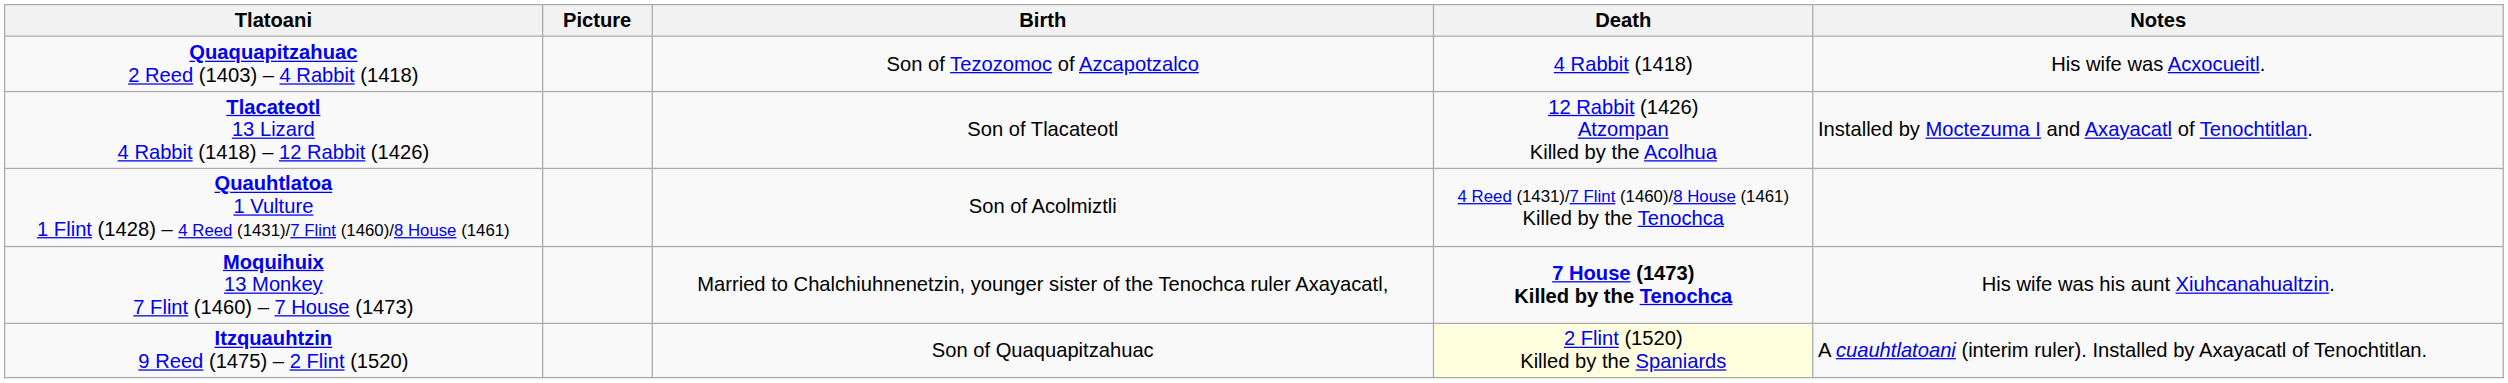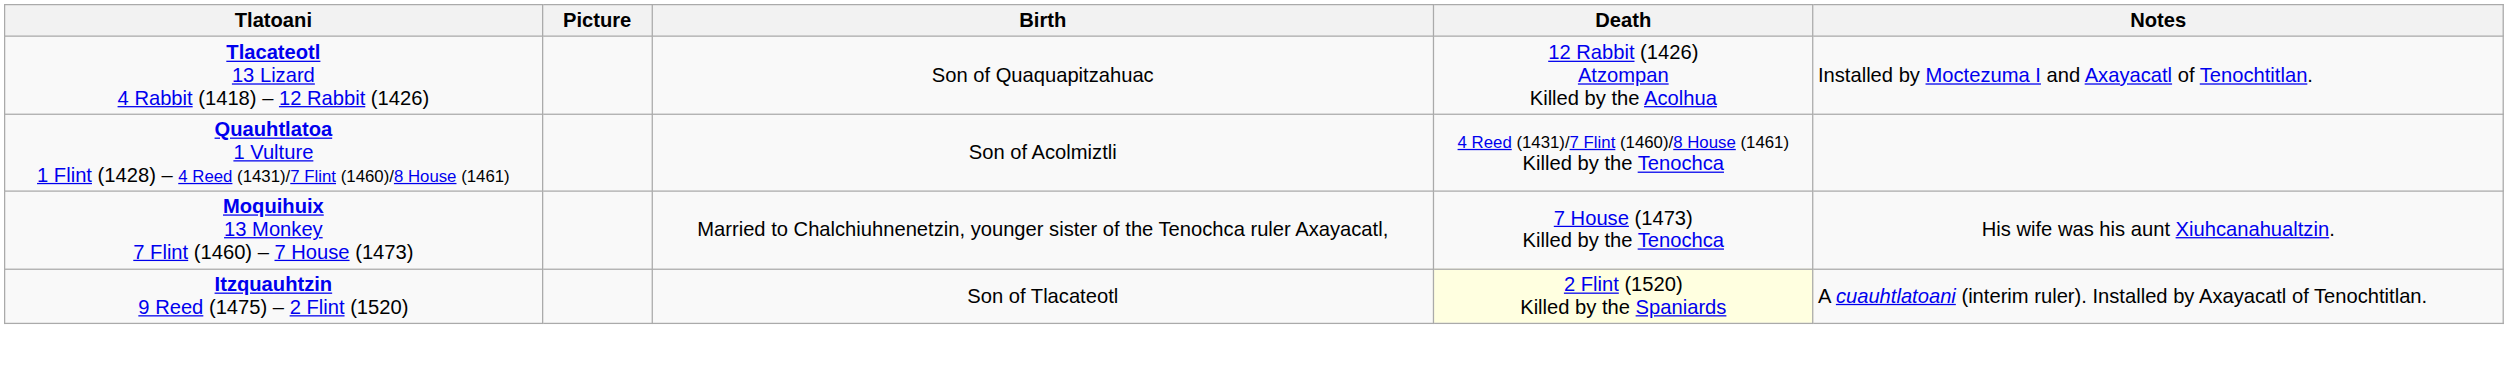- row: (273, 63)
(1043, 129) Son of Tlacateotl -> (1043, 75) Son of Quaquapitzahuac
(1623, 284) bold -> (1623, 229) normal
(1043, 350) Son of Quaquapitzahuac -> (1043, 295) Son of Tlacateotl
